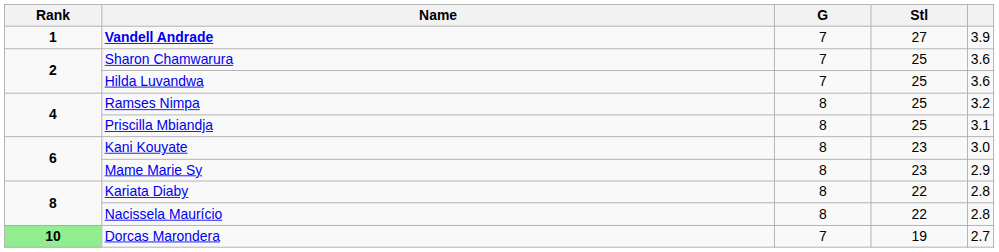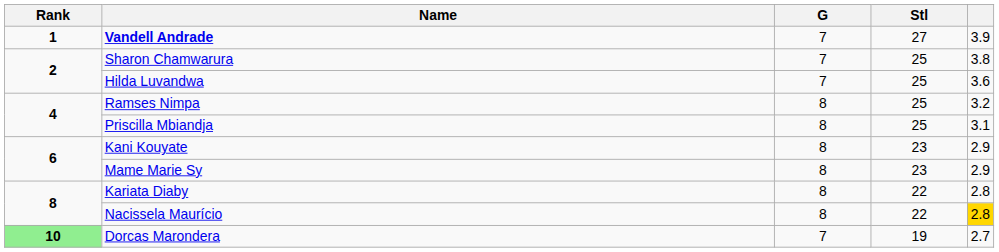(980, 59) 3.6 -> (980, 59) 3.8
(980, 147) 3.0 -> (980, 147) 2.9
(980, 214) no background -> (980, 214) gold background
